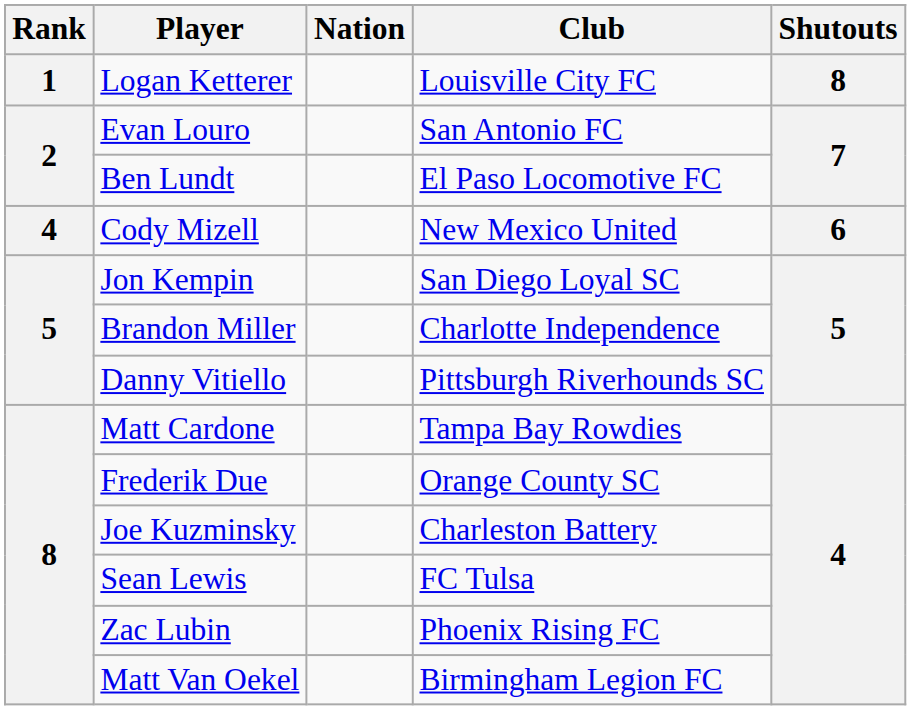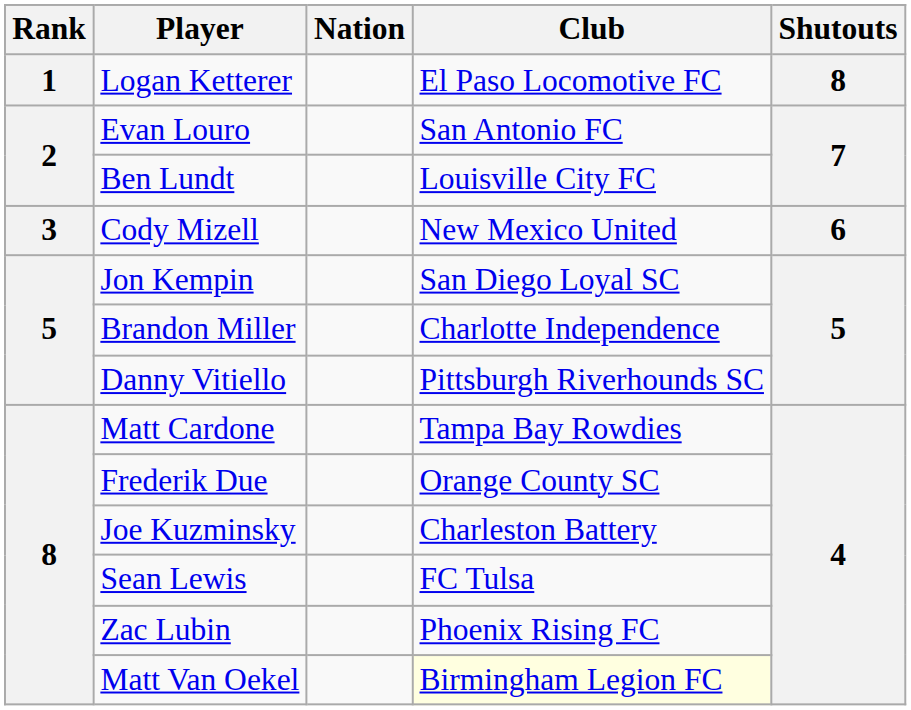(538, 79) Louisville City FC -> (571, 79) El Paso Locomotive FC
(571, 179) El Paso Locomotive FC -> (538, 179) Louisville City FC
(49, 229) 4 -> (49, 229) 3
(571, 679) no background -> (571, 679) lightyellow background
